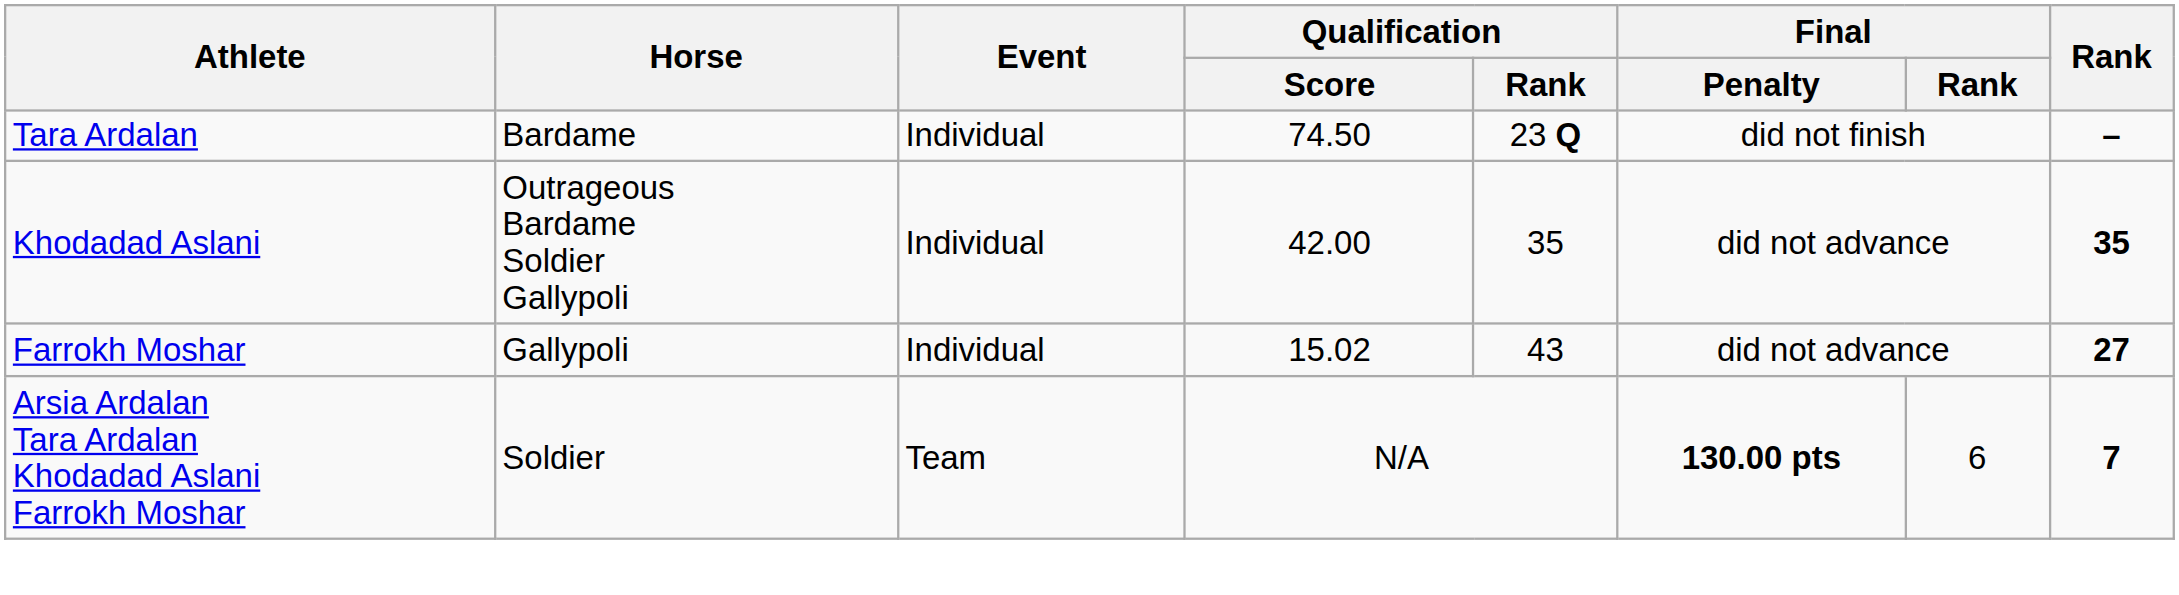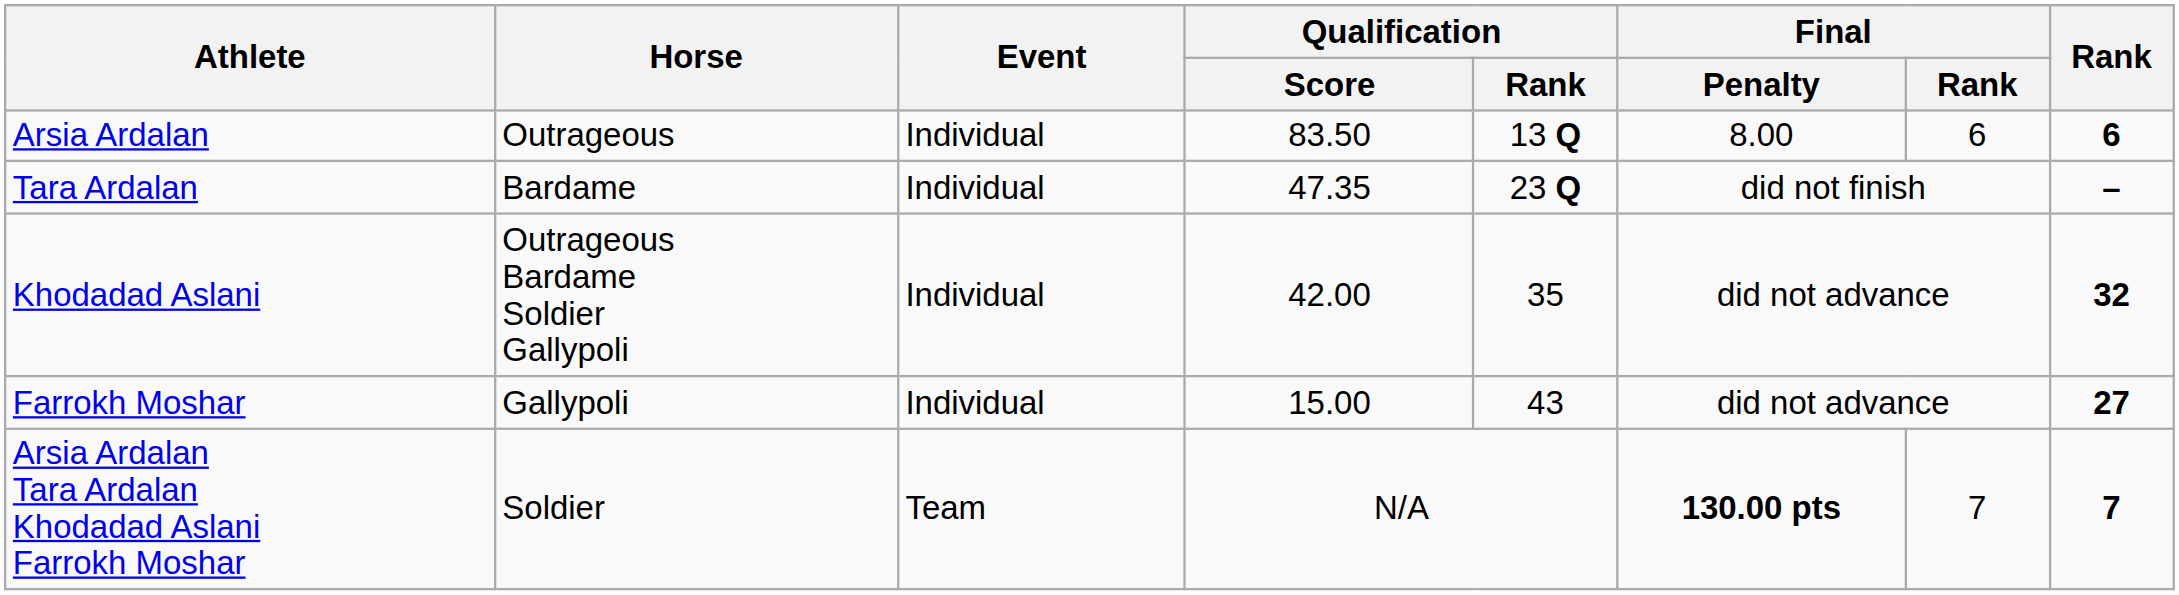+ row: (111, 136)
(1329, 136) 74.50 -> (1329, 188) 47.35
(2111, 243) 35 -> (2111, 295) 32
(1329, 350) 15.02 -> (1329, 402) 15.00
(1977, 457) 6 -> (1977, 509) 7
